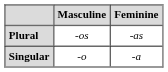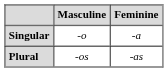rows swapped: (29, 56) <-> (24, 35)
